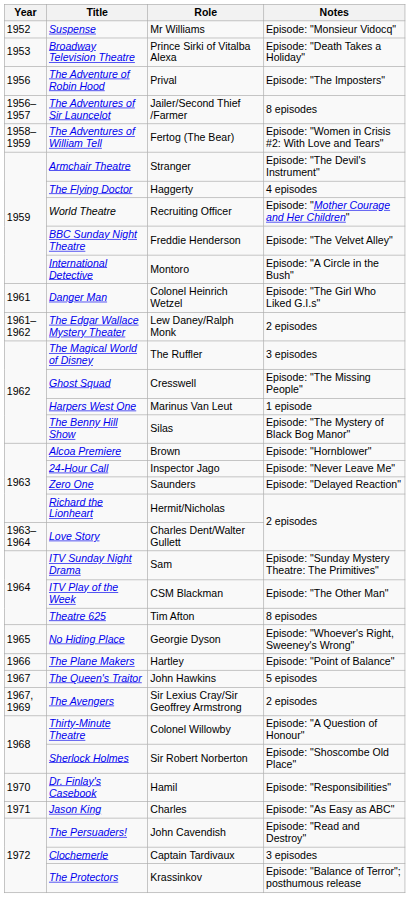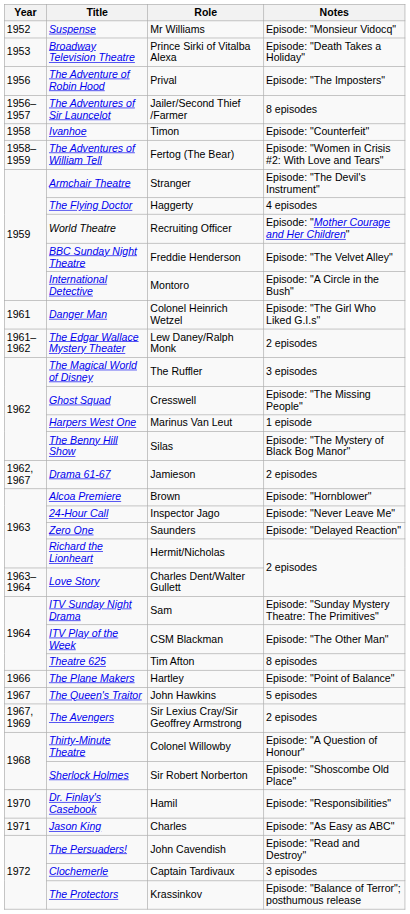+ row: (68, 132)
+ row: (80, 474)
- row: (87, 639)
